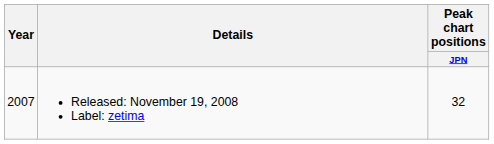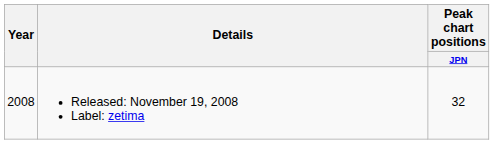(21, 102) 2007 -> (21, 102) 2008
